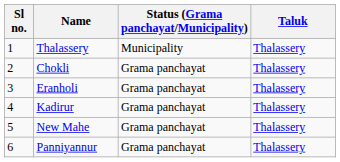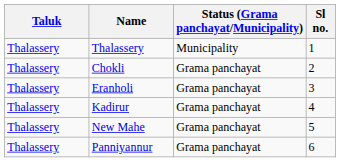columns swapped: (19, 21) <-> (293, 21)
